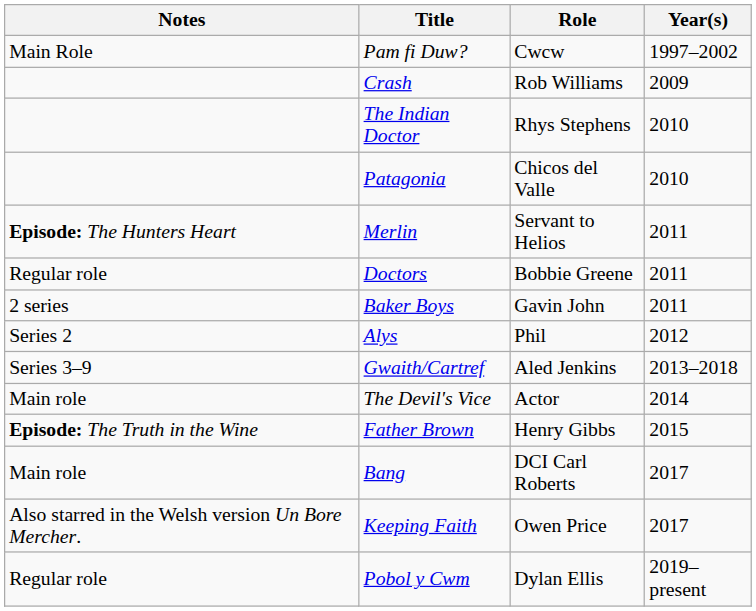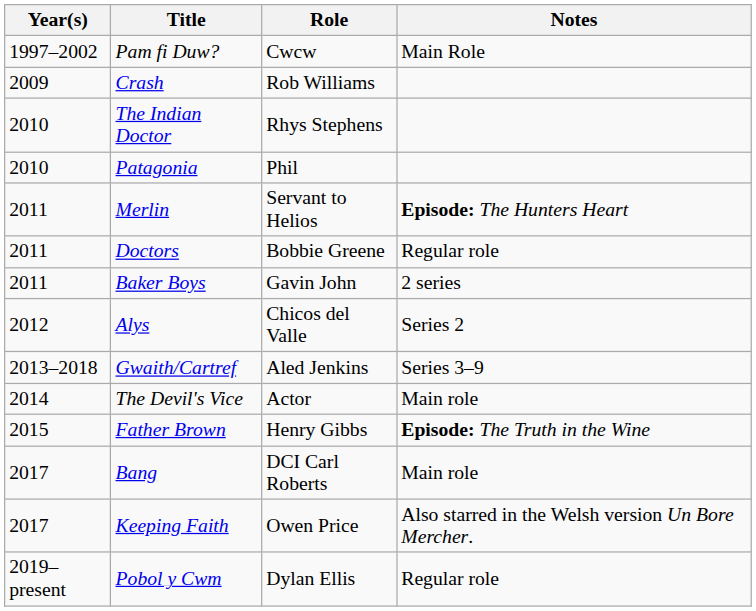columns swapped: (698, 20) <-> (182, 20)
(556, 178) Chicos del Valle -> (282, 167) Phil
(530, 336) Phil -> (308, 325) Chicos del Valle
